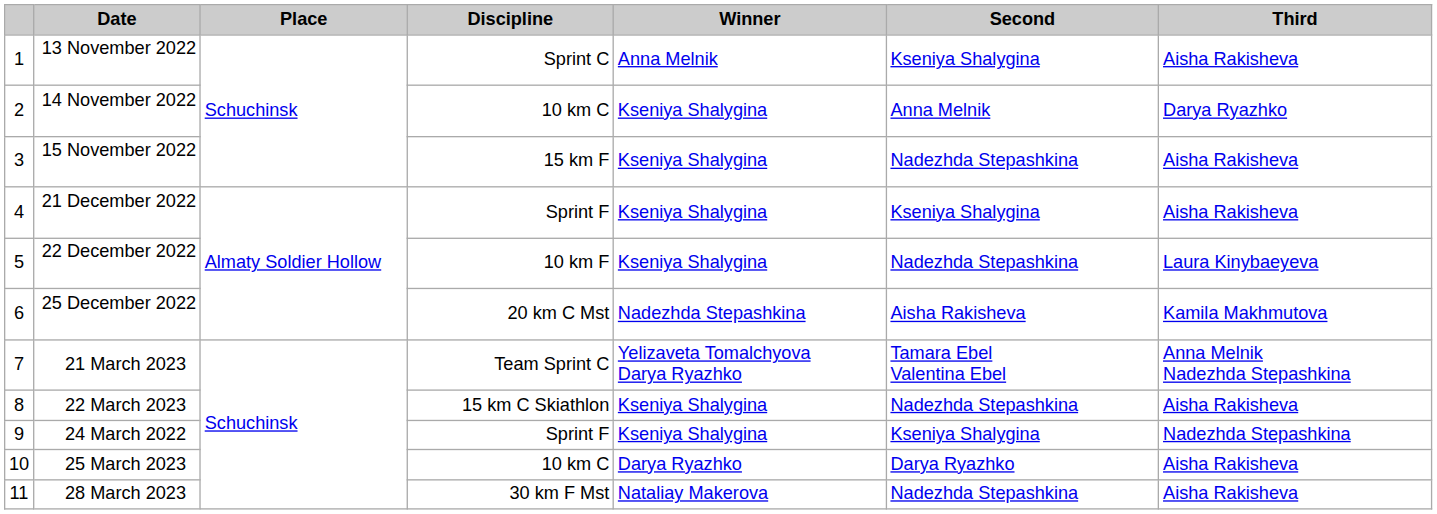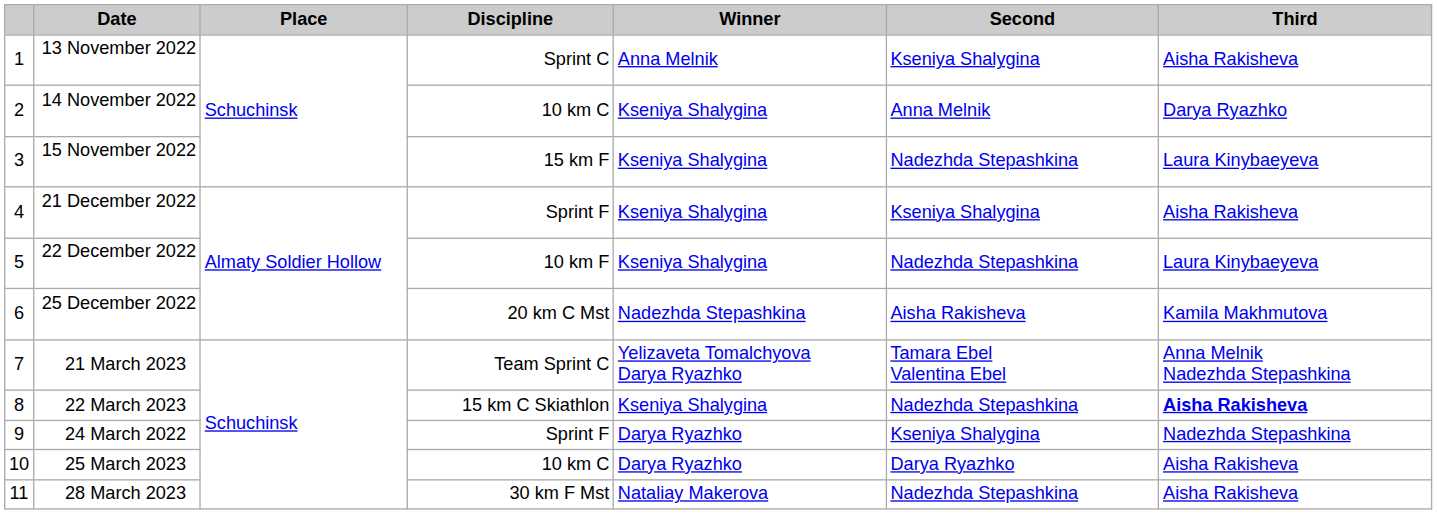(1231, 161) Aisha Rakisheva -> (1241, 161) Laura Kinybaeyeva
(1231, 404) normal -> (1235, 404) bold
(693, 434) Kseniya Shalygina -> (680, 434) Darya Ryazhko
